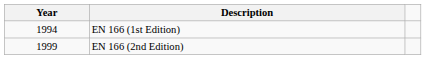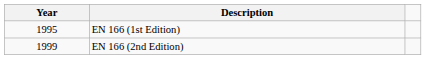(47, 29) 1994 -> (47, 29) 1995
